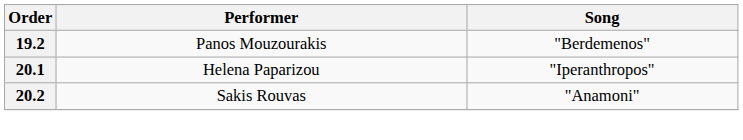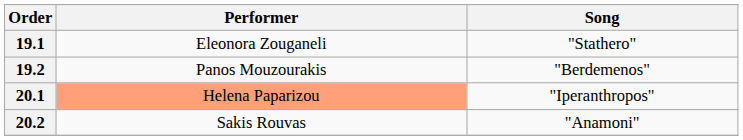+ row: (30, 43)
(261, 69) no background -> (261, 95) lightsalmon background
